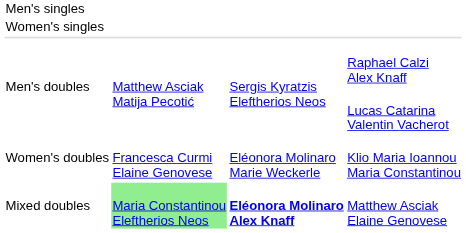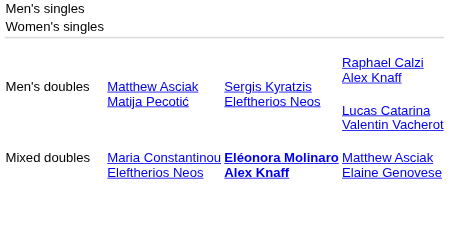- row: (57, 158)
(169, 213) lightgreen background -> (164, 165) no background
